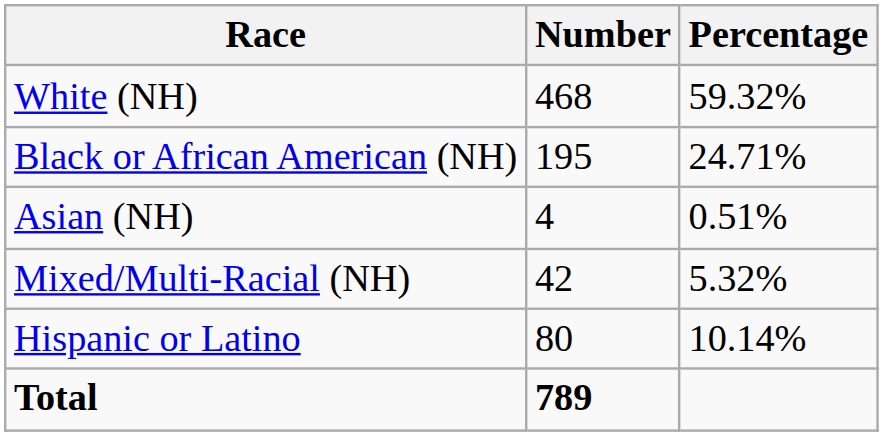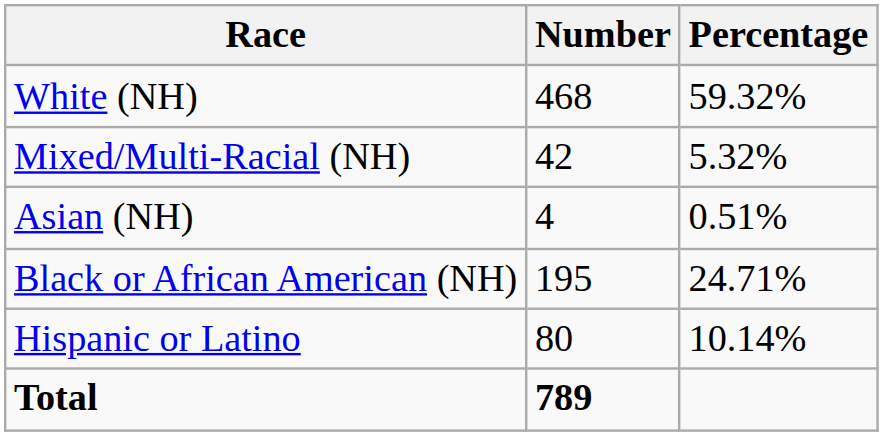rows swapped: (266, 156) <-> (212, 277)
